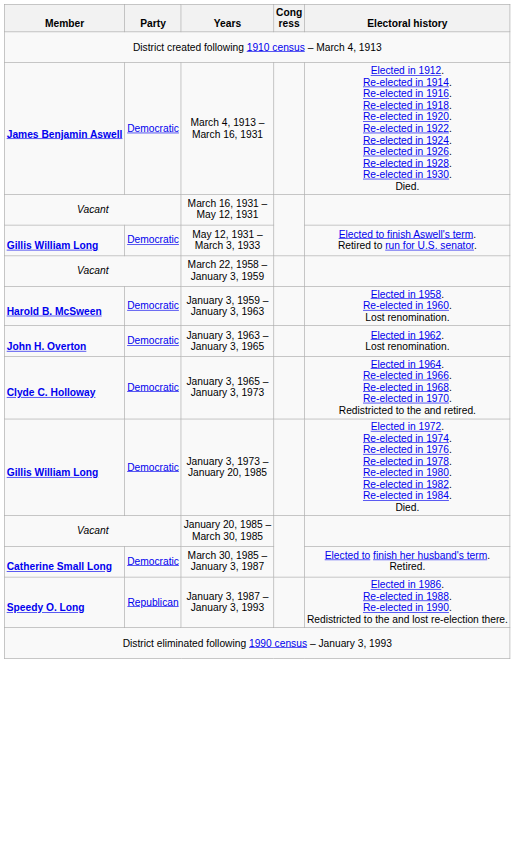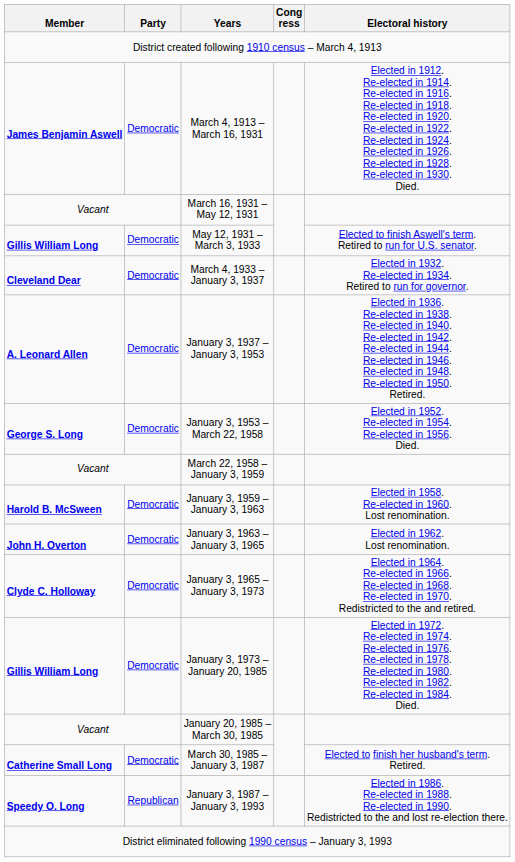+ row: (227, 275)
+ row: (227, 349)
+ row: (227, 428)
